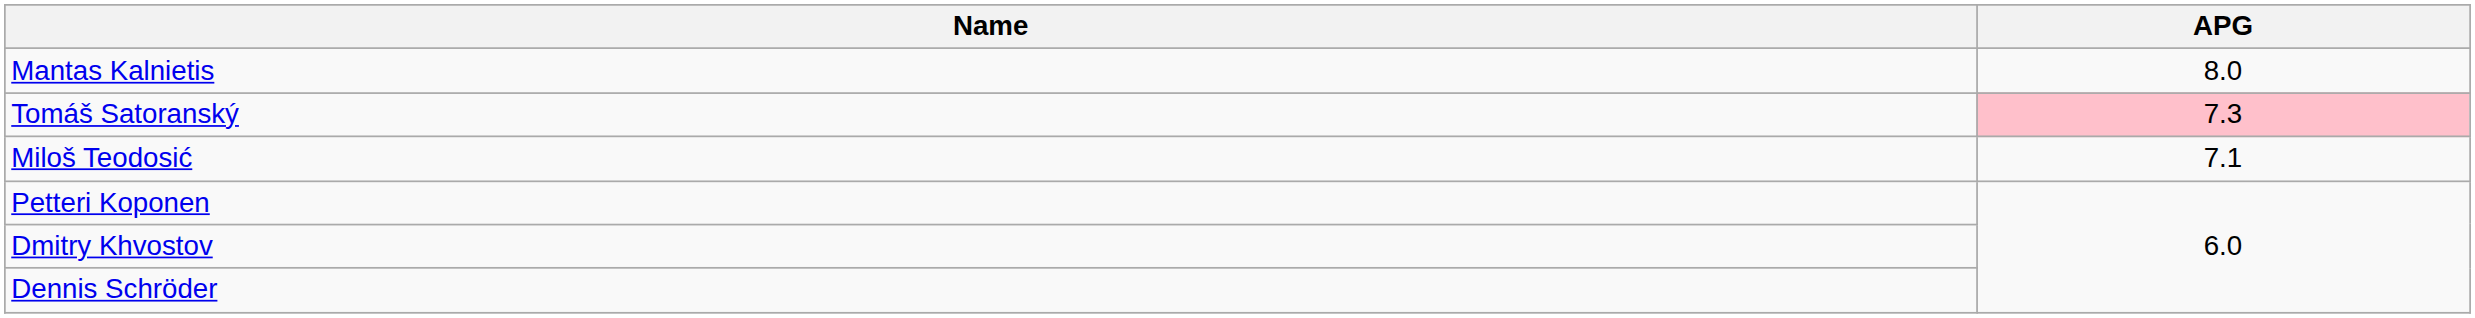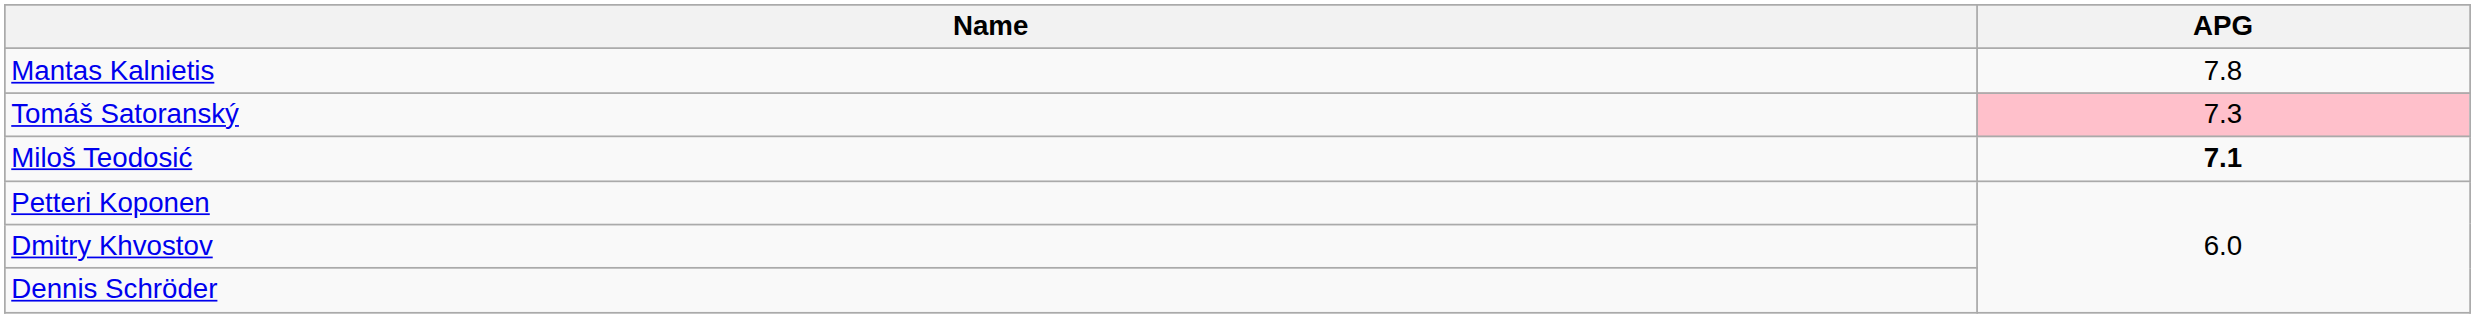(2223, 70) 8.0 -> (2223, 70) 7.8
(2223, 158) normal -> (2223, 158) bold
